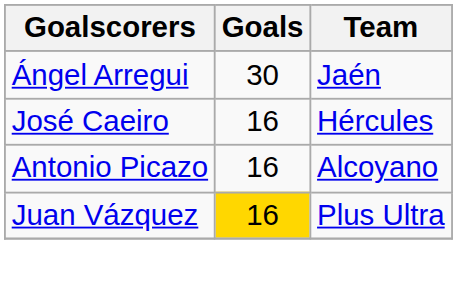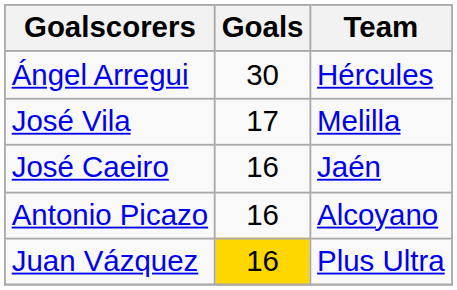(349, 74) Jaén -> (375, 74) Hércules
+ row: (71, 121)
(375, 121) Hércules -> (349, 167) Jaén
